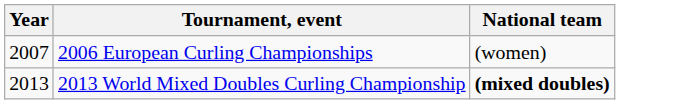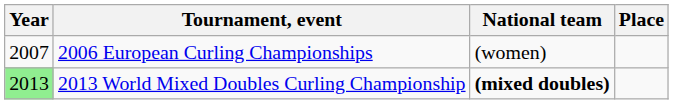+ column: (641, 20)
(29, 83) no background -> (29, 83) lightgreen background
